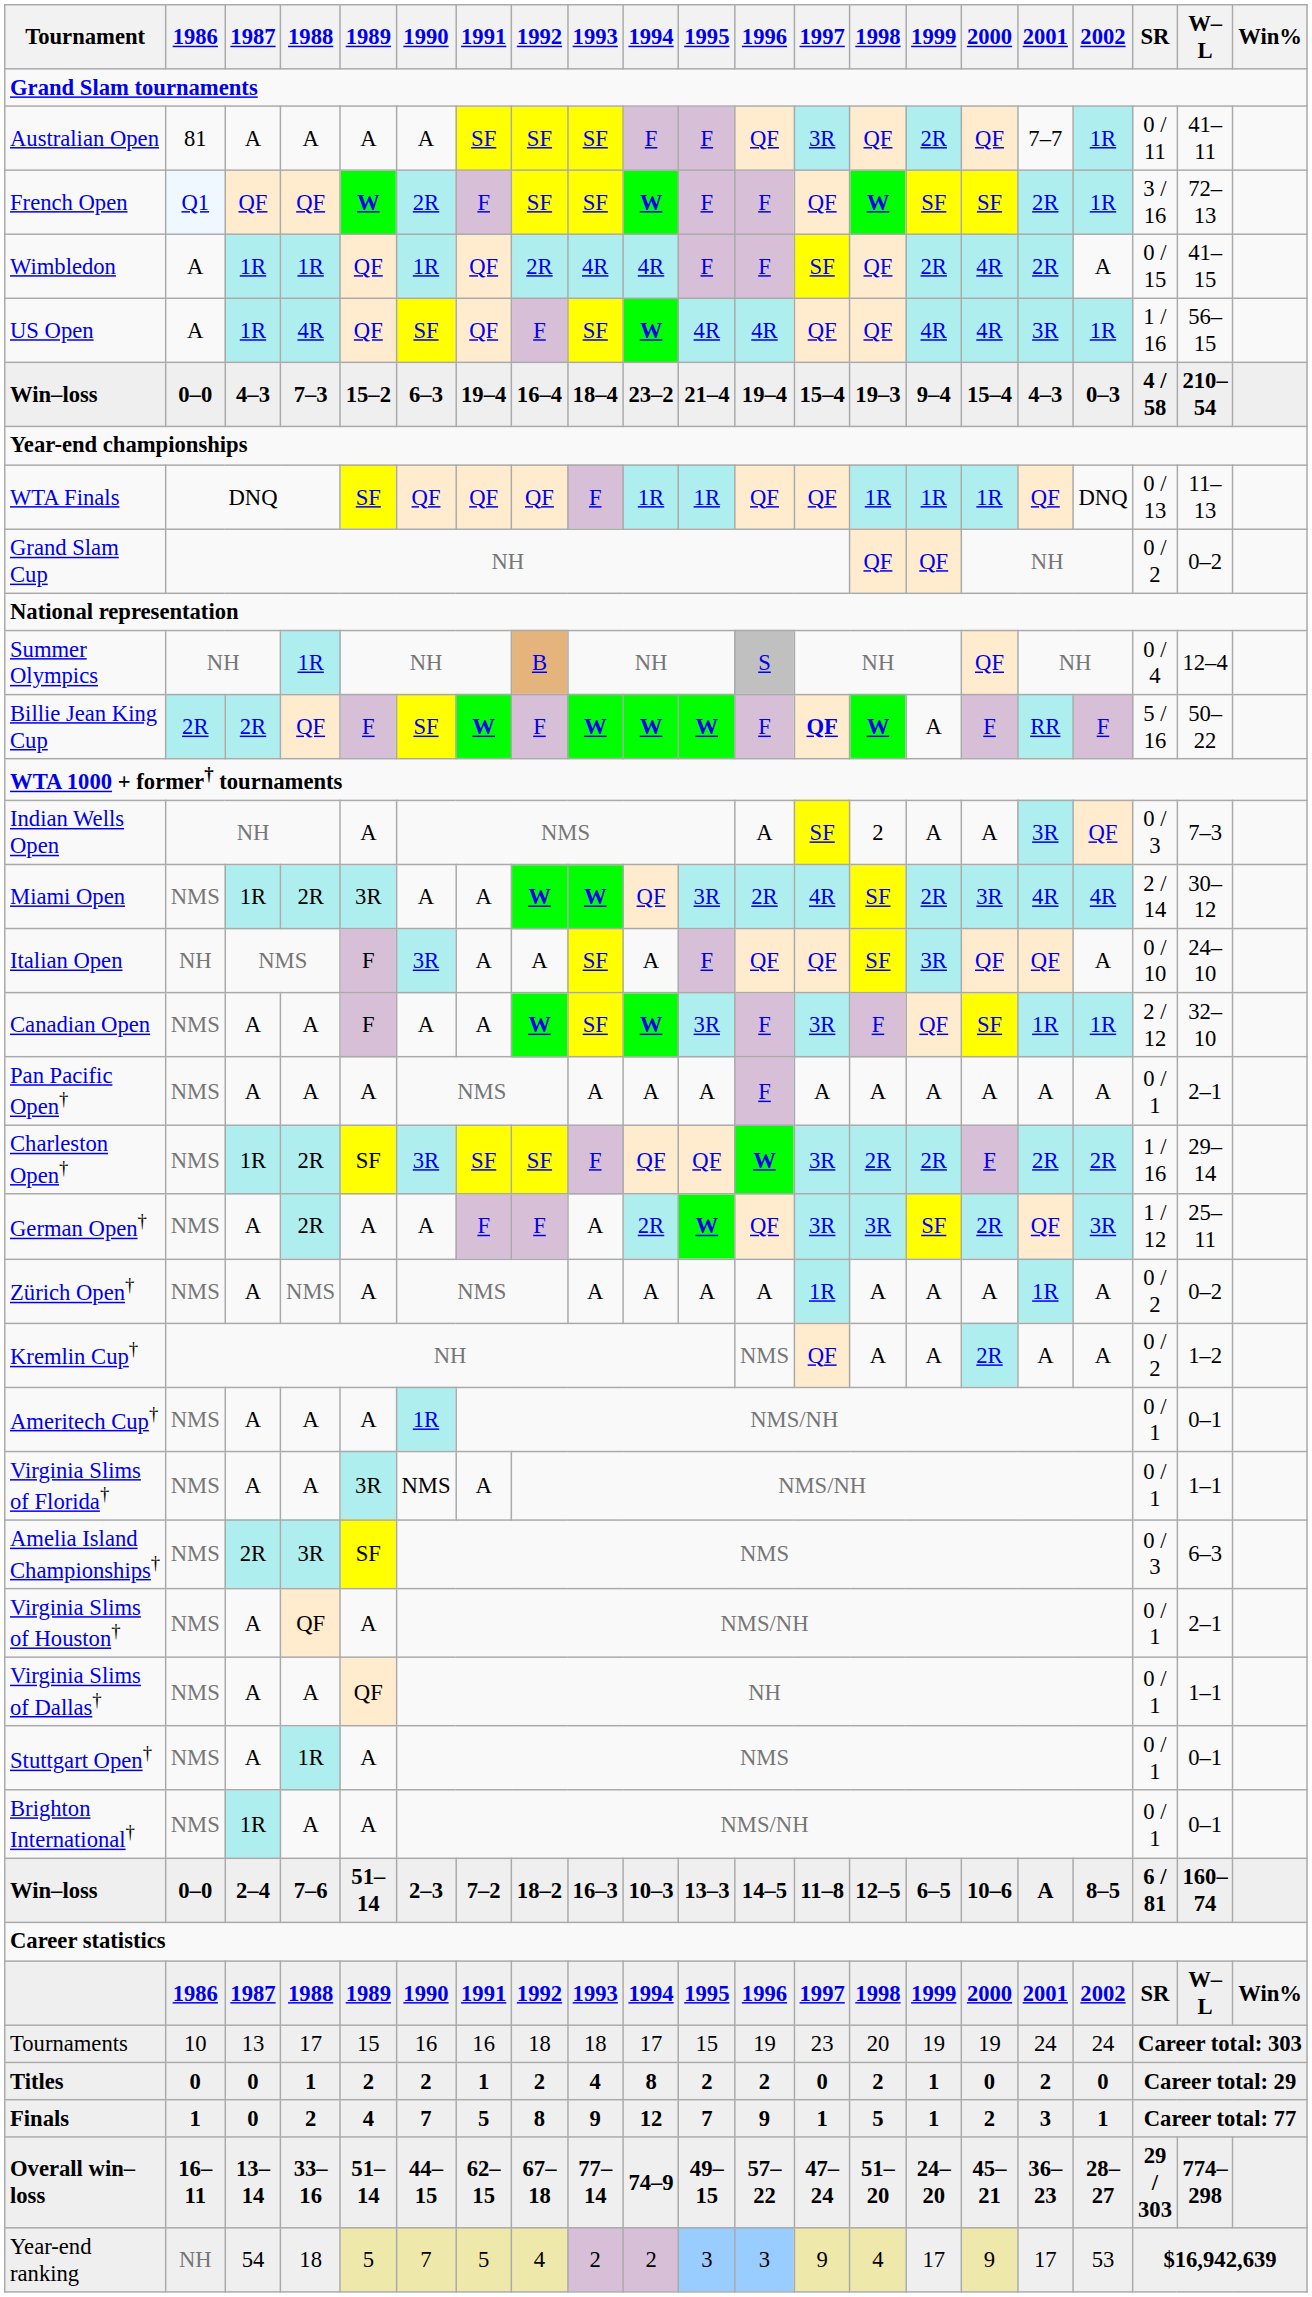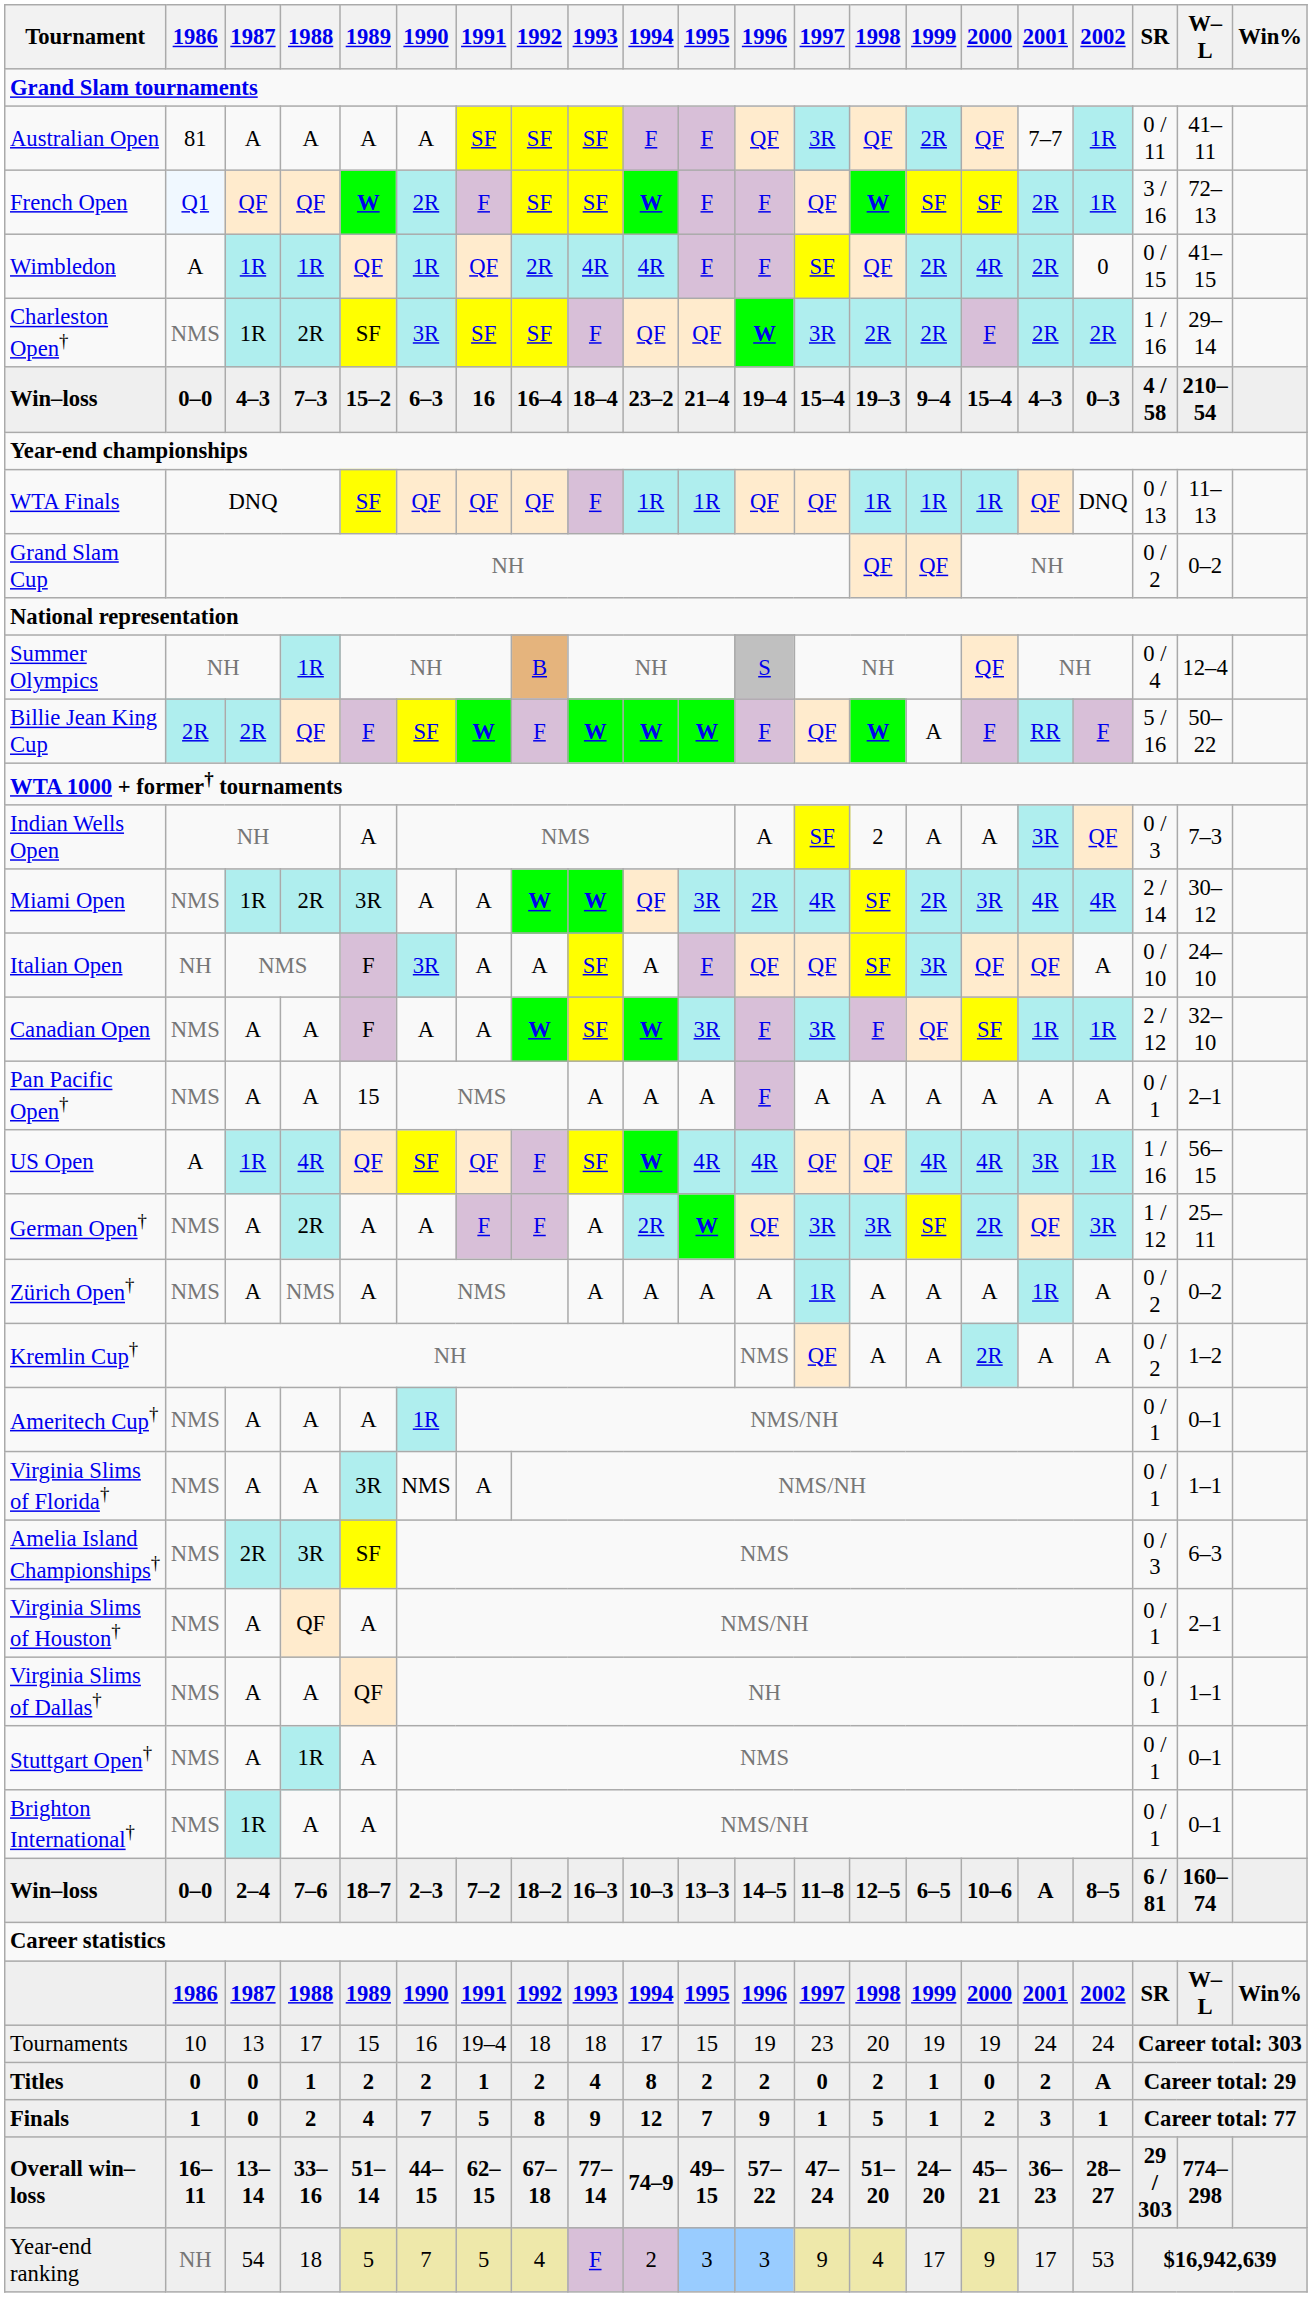(1103, 266) A -> (1103, 266) 0
rows swapped: (52, 330) <-> (59, 1159)
(484, 394) 19–4 -> (484, 399) 16
(822, 726) bold -> (822, 730) normal
(368, 1091) A -> (368, 1095) 15
(368, 1890) 51–14 -> (368, 1890) 18–7
(484, 2043) 16 -> (484, 2043) 19–4
(1103, 2080) 0 -> (1103, 2080) A
(595, 2259) 2 -> (595, 2259) F
